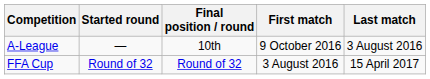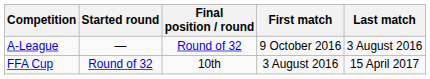(209, 45) 10th -> (209, 45) Round of 32
(209, 64) Round of 32 -> (209, 64) 10th
